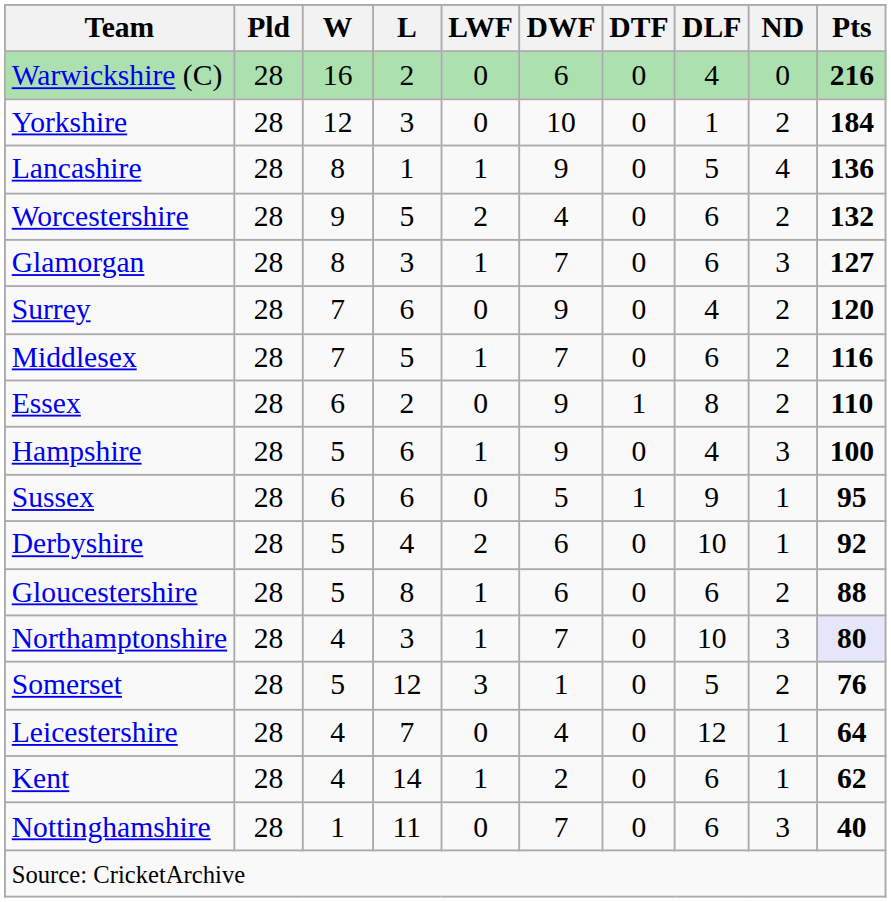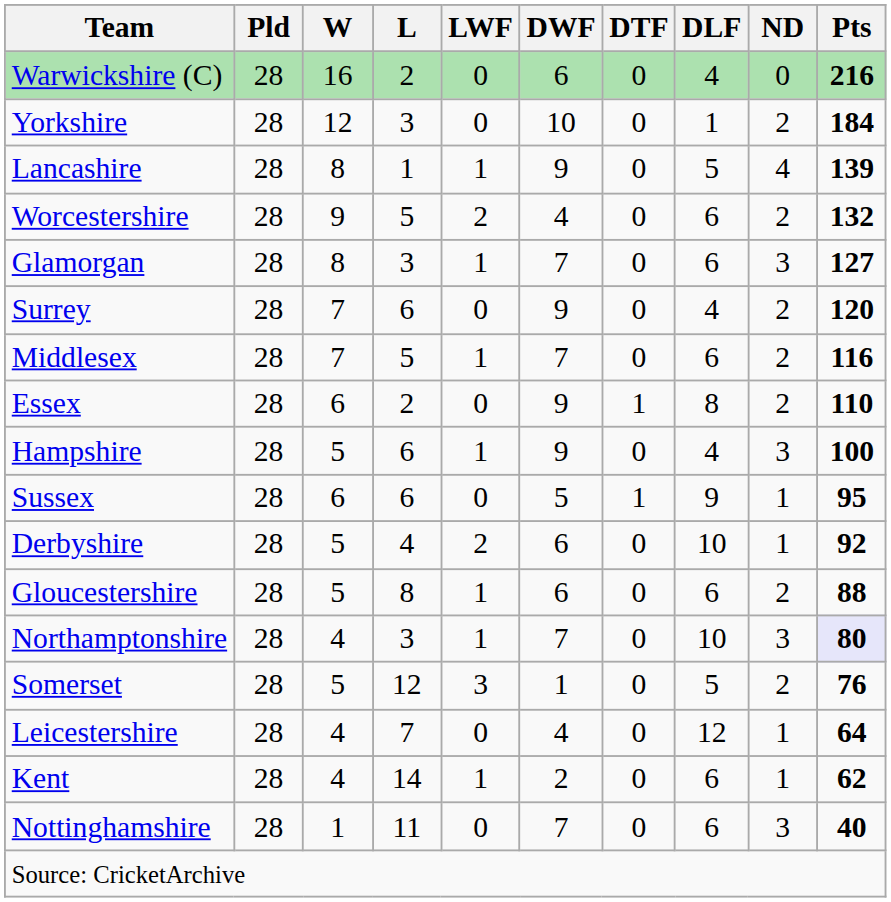(852, 168) 136 -> (852, 168) 139
